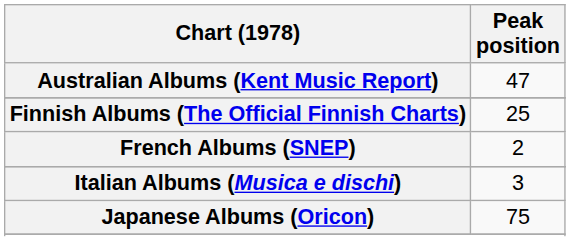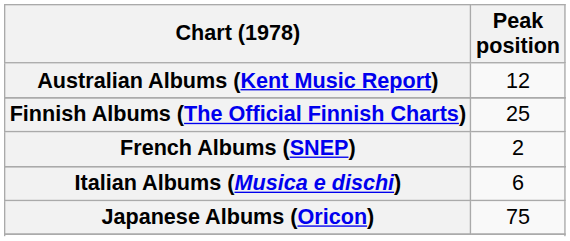(518, 80) 47 -> (518, 80) 12
(518, 182) 3 -> (518, 182) 6
